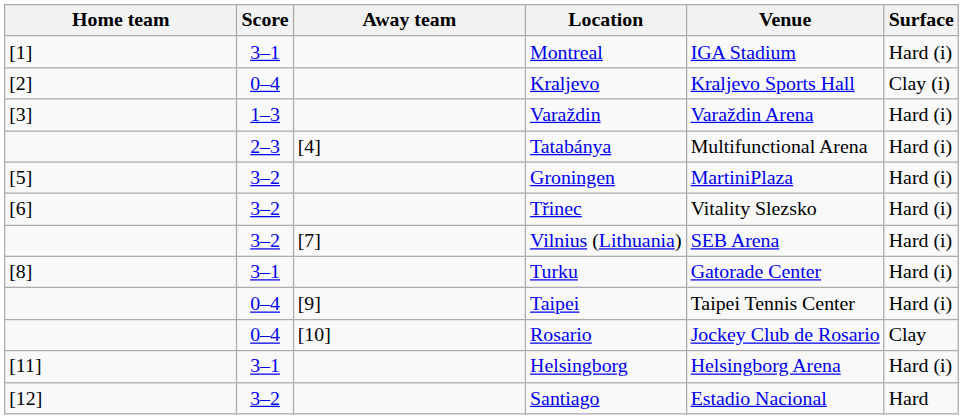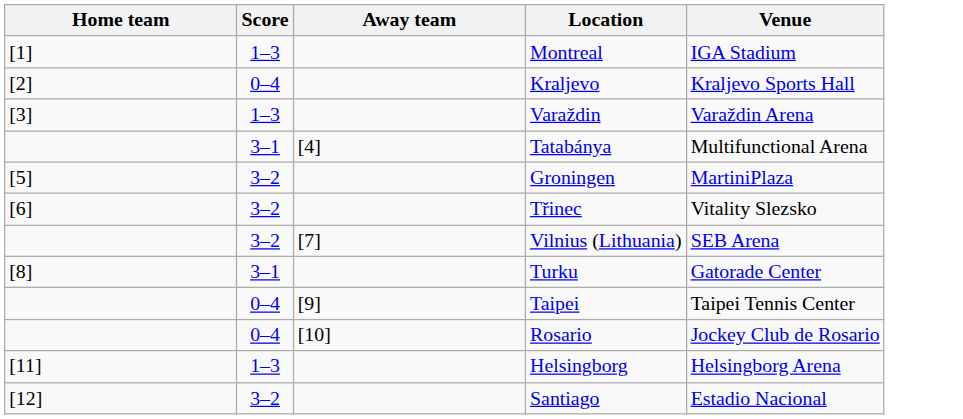- column: (921, 20)
(265, 51) 3–1 -> (265, 51) 1–3
(265, 146) 2–3 -> (265, 146) 3–1
(265, 366) 3–1 -> (265, 366) 1–3
